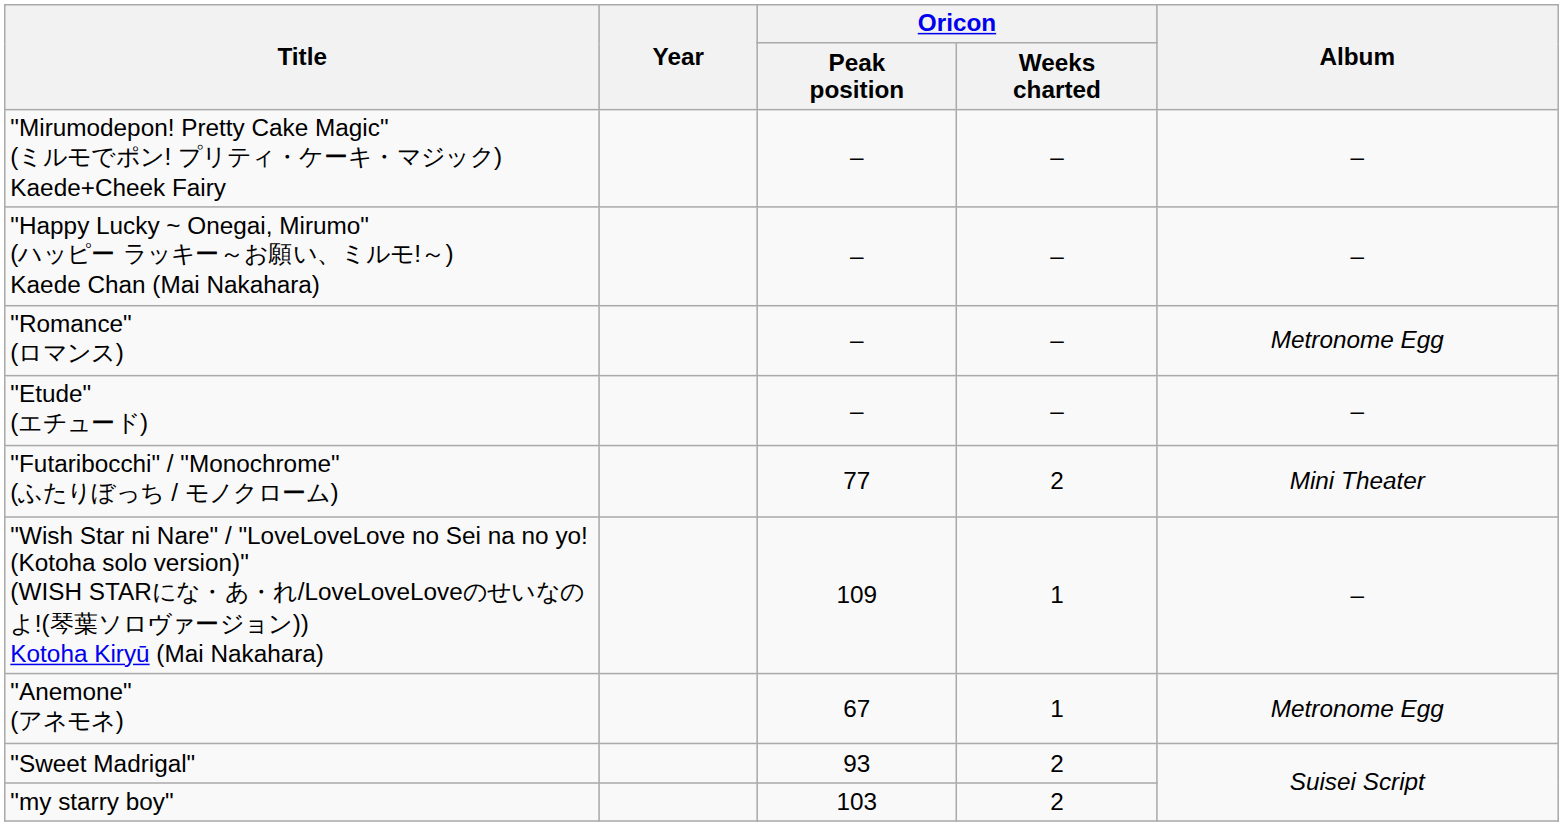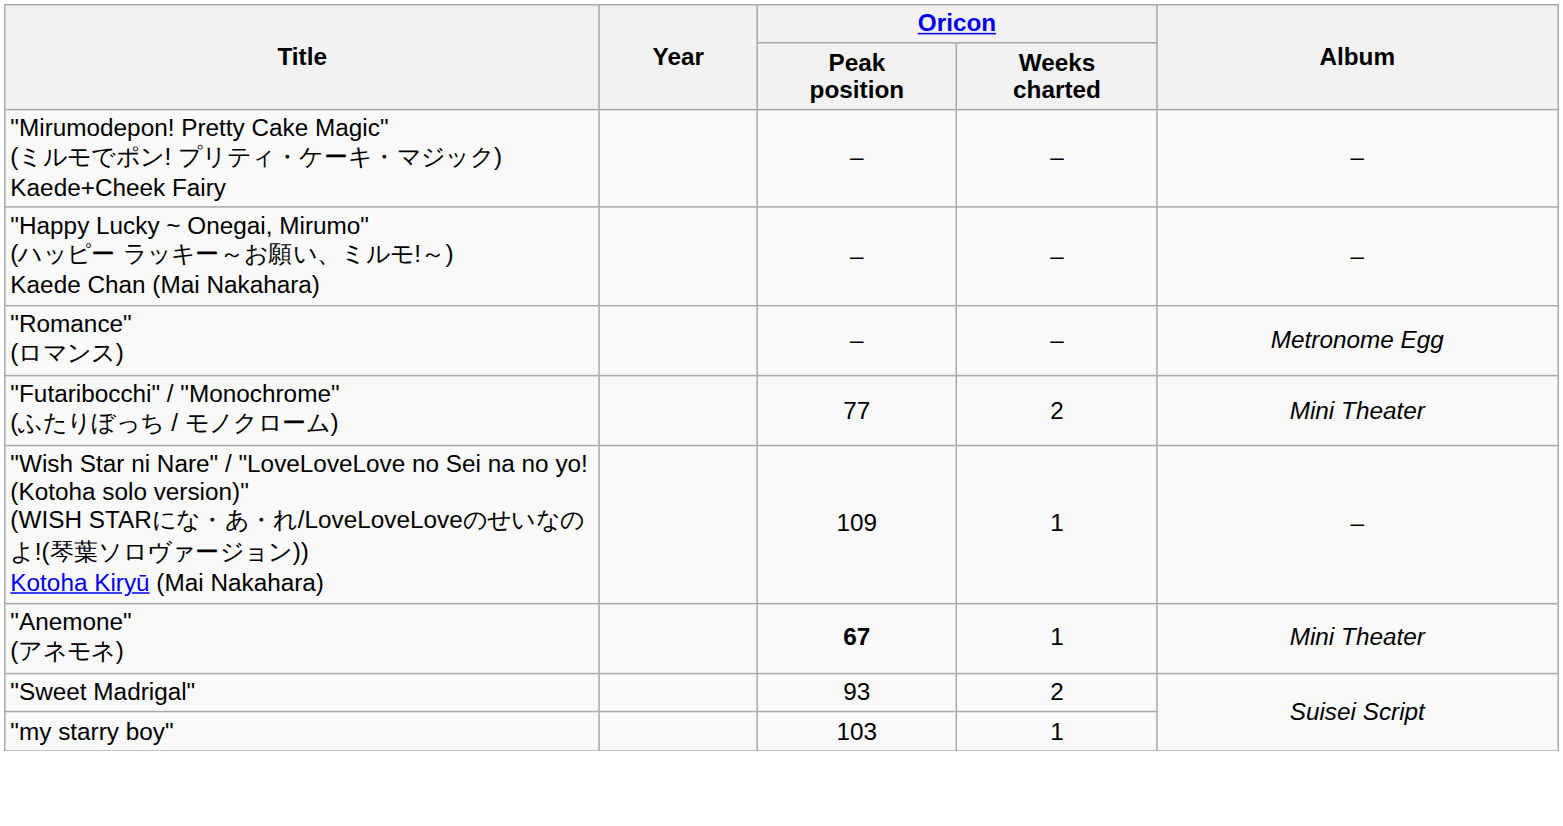- row: (79, 408)
(857, 708) normal -> (857, 638) bold
(1357, 708) Metronome Egg -> (1357, 638) Mini Theater
(1057, 801) 2 -> (1057, 731) 1
